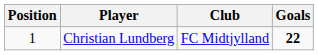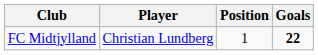columns swapped: (32, 15) <-> (225, 15)
